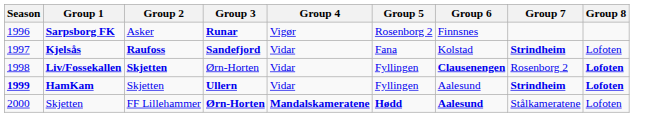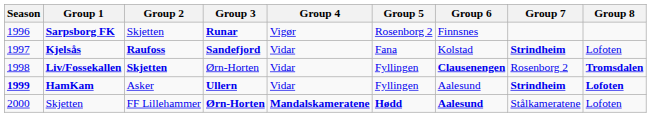(140, 31) Asker -> (145, 31) Skjetten
(605, 67) Lofoten -> (615, 67) Tromsdalen
(145, 85) Skjetten -> (140, 85) Asker
